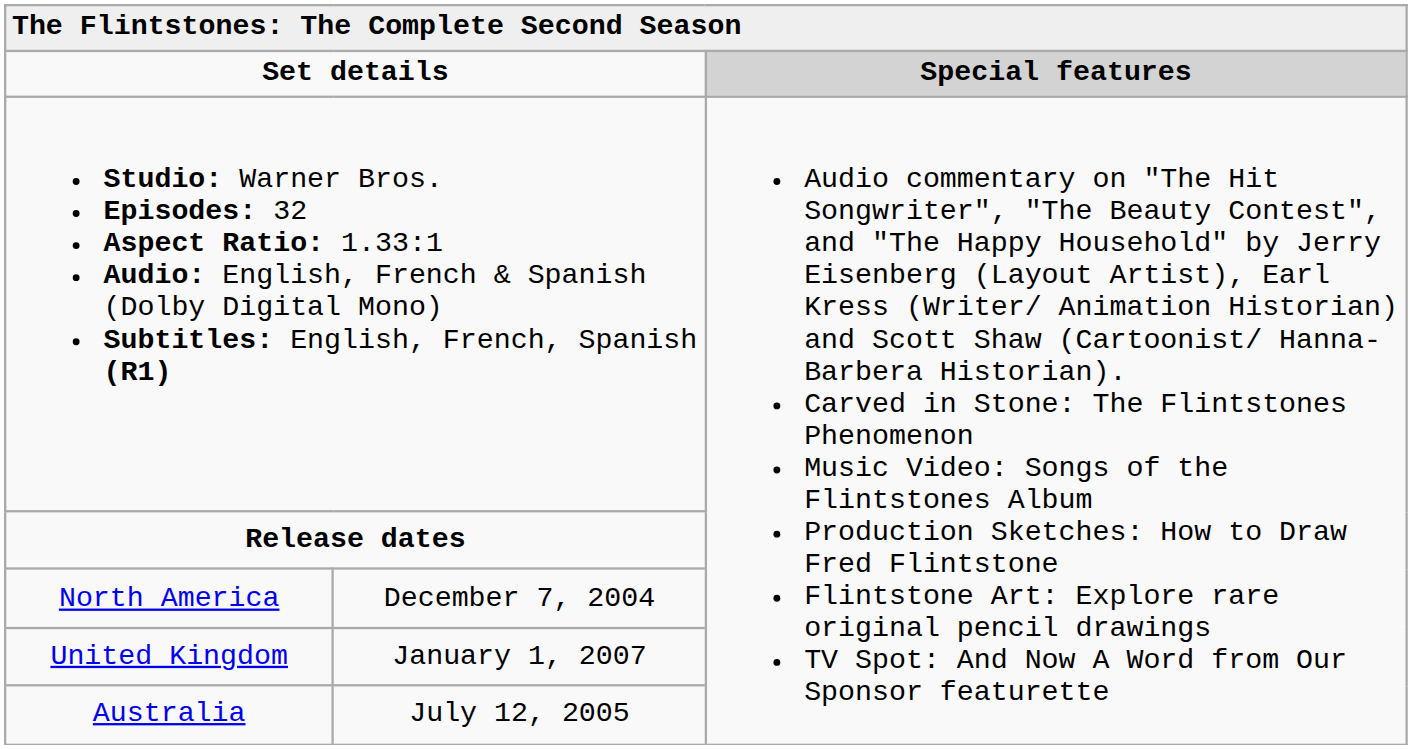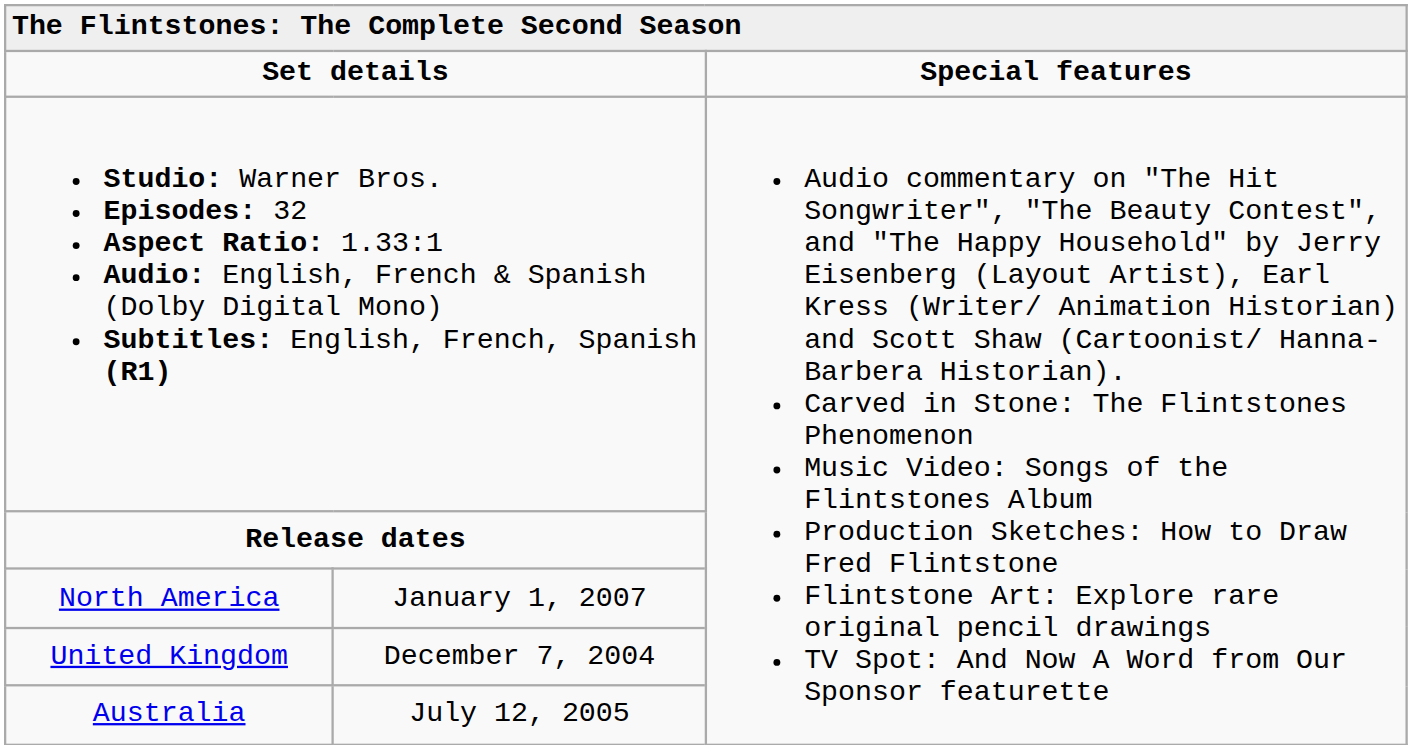(1056, 74) lightgrey background -> (1056, 74) no background
(520, 599) December 7, 2004 -> (520, 599) January 1, 2007
(520, 657) January 1, 2007 -> (520, 657) December 7, 2004
